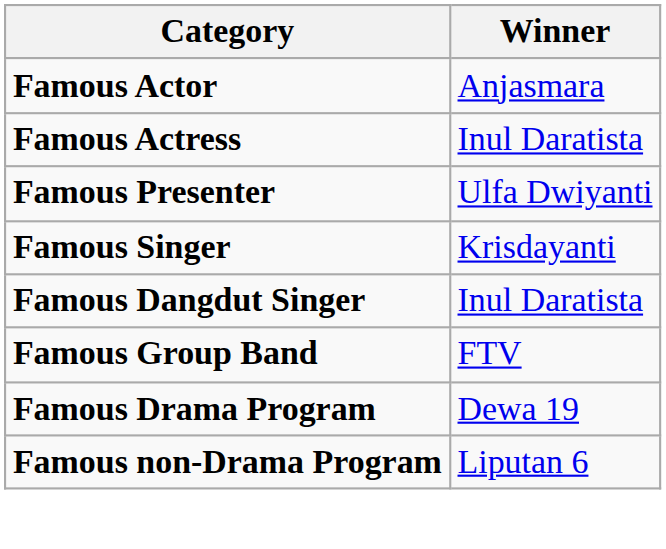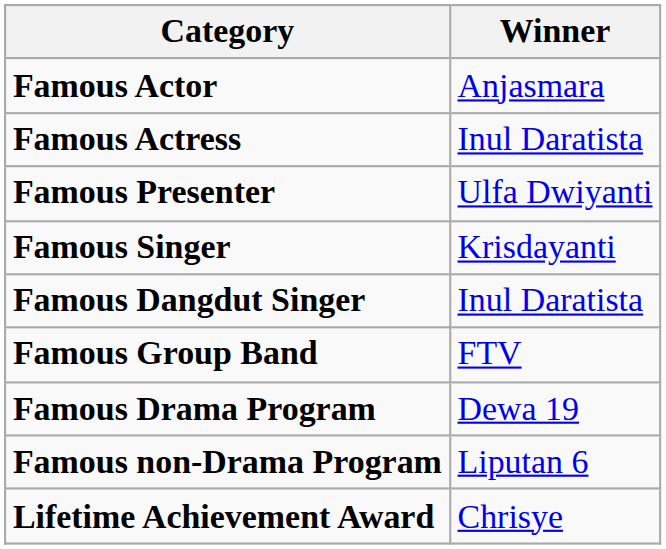+ row: (224, 515)
